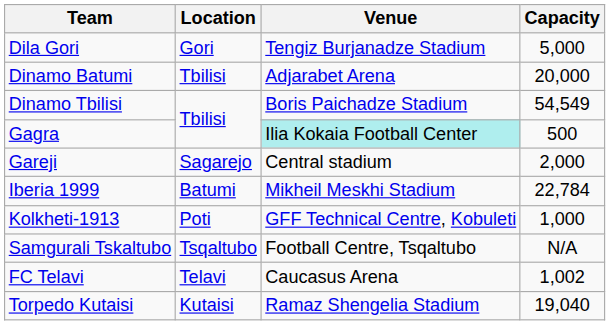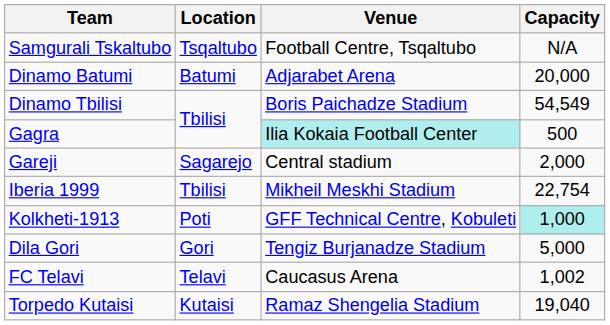rows swapped: (44, 47) <-> (90, 248)
(203, 76) Tbilisi -> (208, 76) Batumi
(208, 190) Batumi -> (203, 190) Tbilisi
(562, 190) 22,784 -> (562, 190) 22,754
(562, 219) no background -> (562, 219) paleturquoise background
